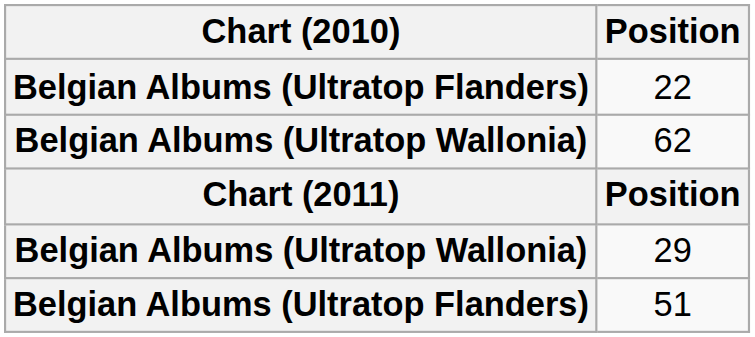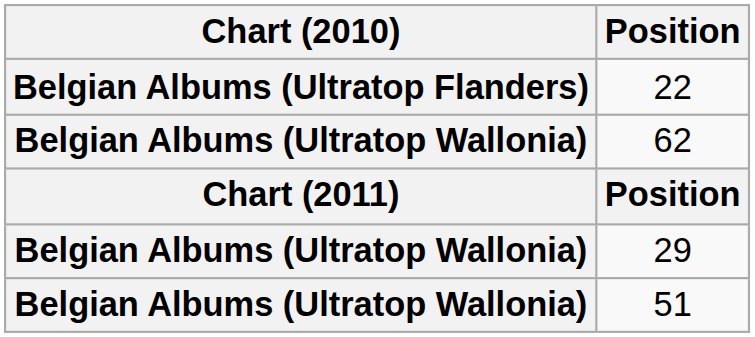(301, 304) Belgian Albums (Ultratop Flanders) -> (301, 304) Belgian Albums (Ultratop Wallonia)
